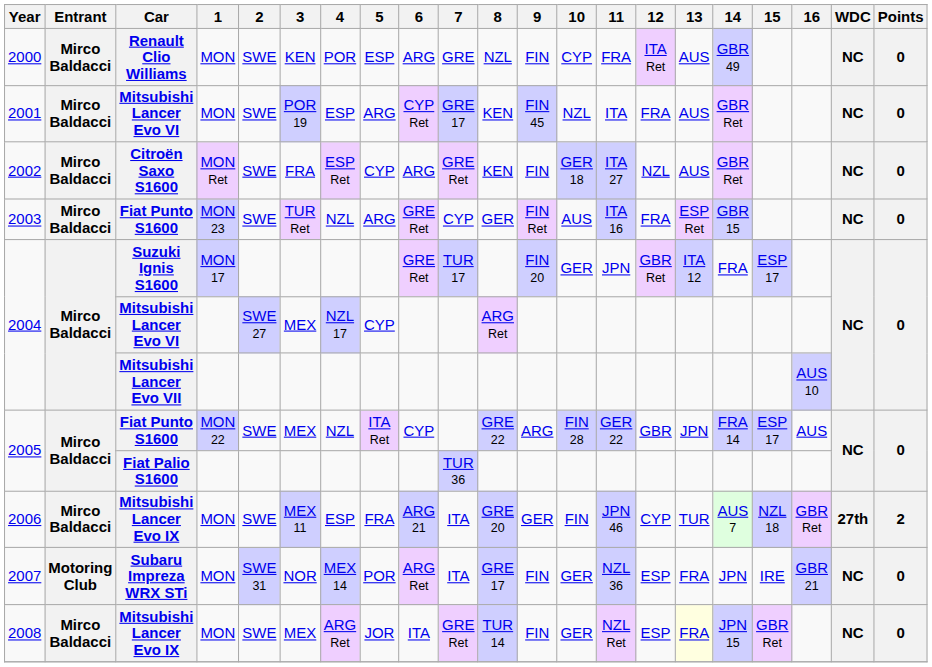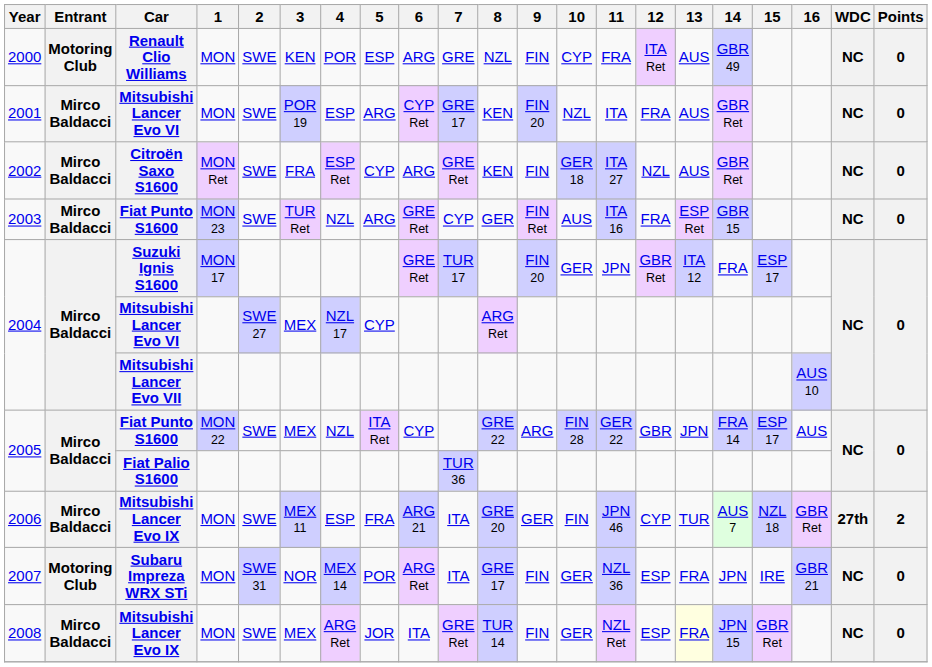(80, 57) Mirco Baldacci -> (80, 57) Motoring Club
(537, 114) FIN 45 -> (537, 114) FIN 20
